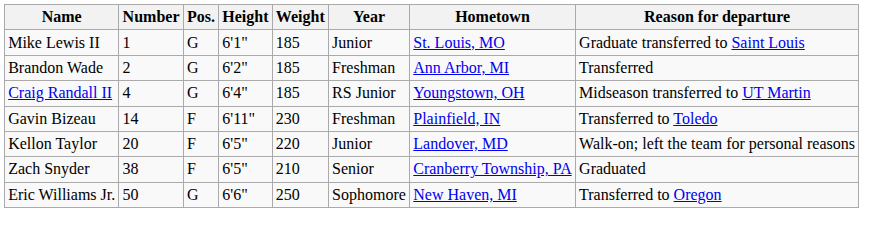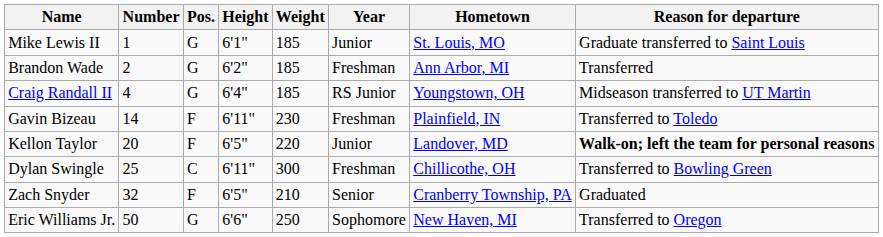(717, 144) normal -> (727, 144) bold
+ row: (56, 169)
(131, 169) 38 -> (131, 194) 32
